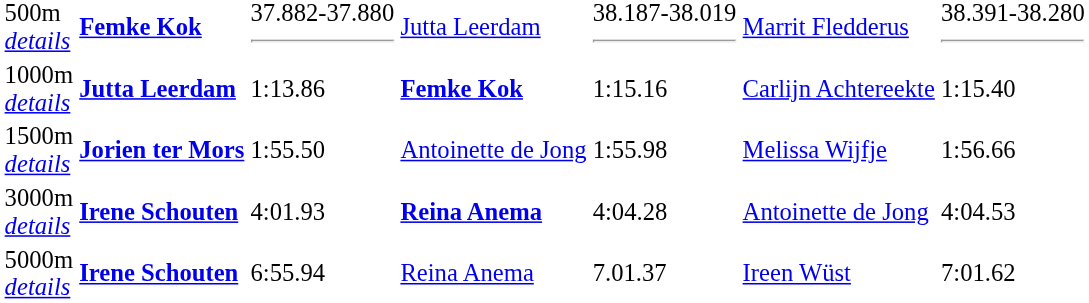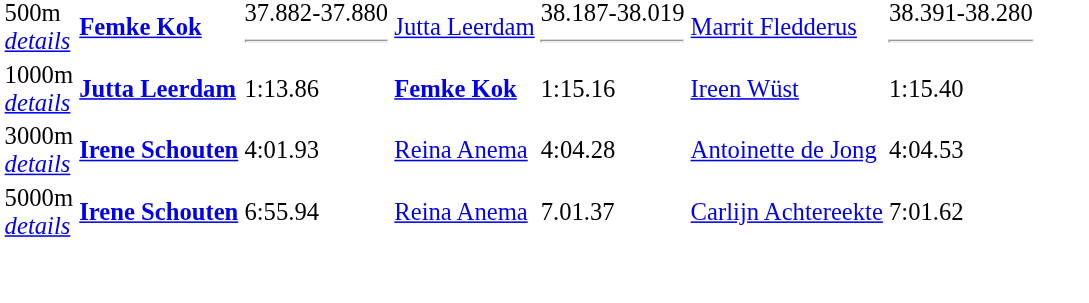(839, 88) Carlijn Achtereekte -> (745, 88) Ireen Wüst
- row: (39, 150)
(471, 211) bold -> (461, 150) normal
(797, 273) Ireen Wüst -> (787, 211) Carlijn Achtereekte
